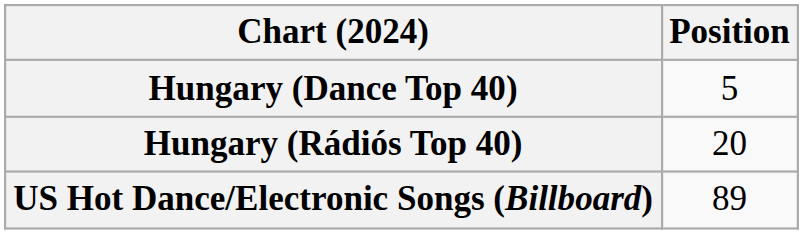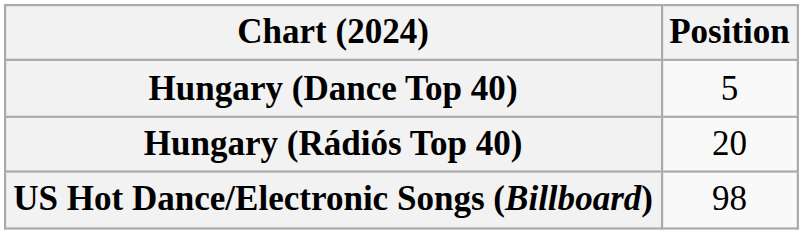(730, 198) 89 -> (730, 198) 98
